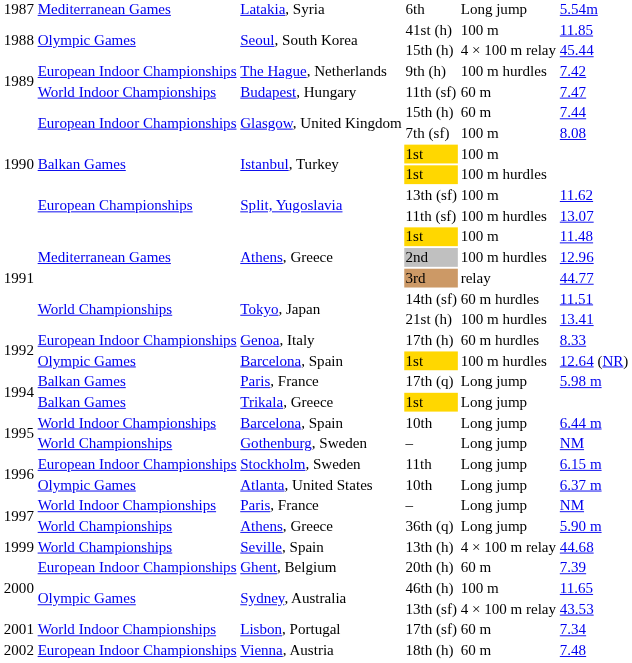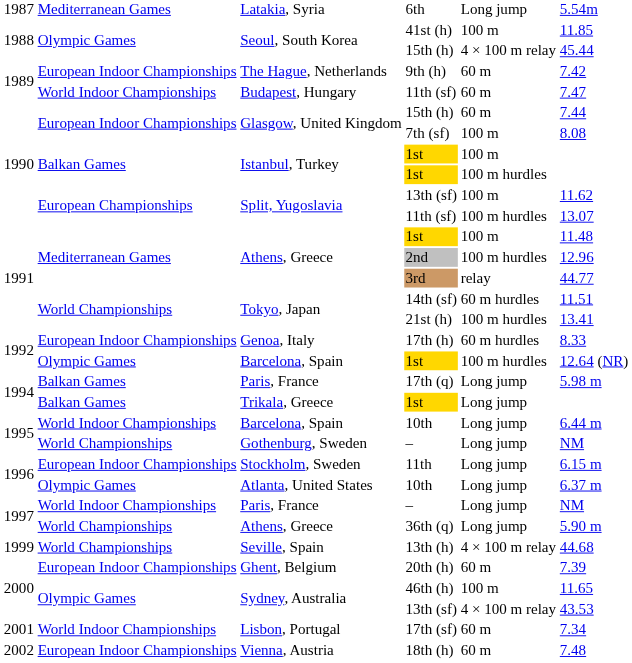(504, 71) 100 m hurdles -> (476, 71) 60 m
